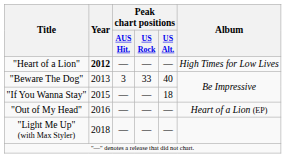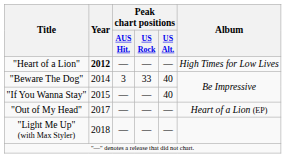(100, 79) 2013 -> (100, 79) 2014
(168, 94) 18 -> (168, 94) 40
(100, 109) 2016 -> (100, 109) 2017
